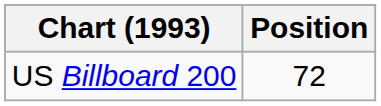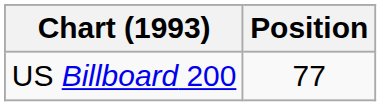(309, 75) 72 -> (309, 75) 77
